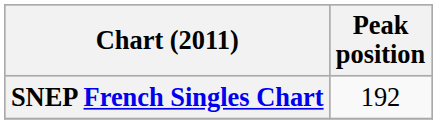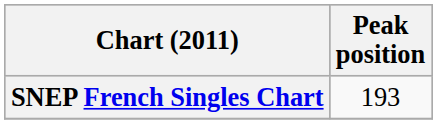(381, 97) 192 -> (381, 97) 193
